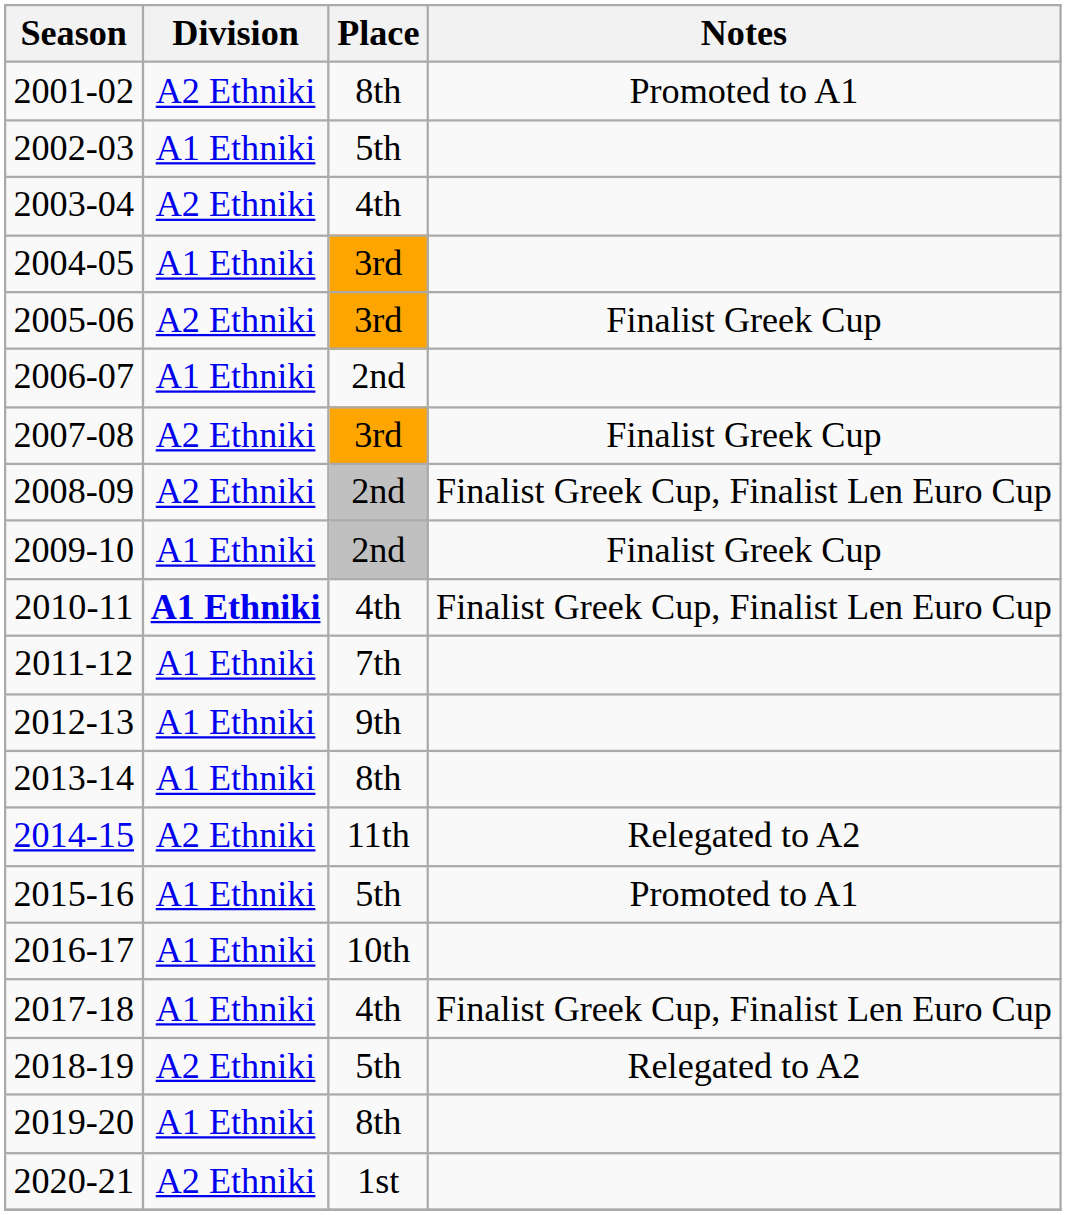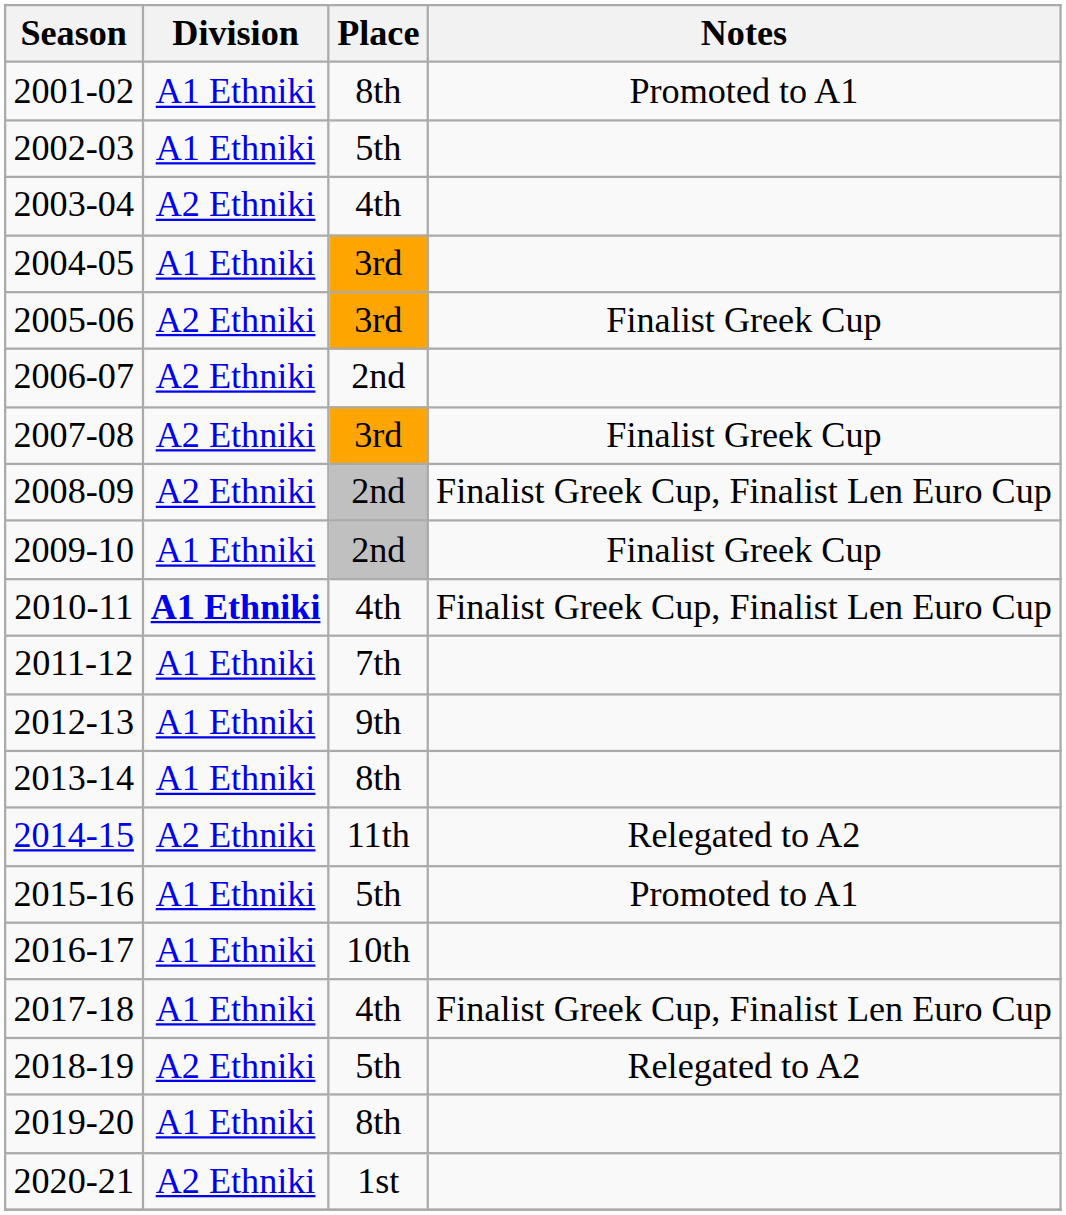(236, 90) A2 Ethniki -> (236, 90) A1 Ethniki
(236, 377) A1 Ethniki -> (236, 377) A2 Ethniki
